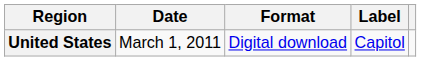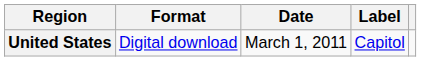columns swapped: (170, 17) <-> (288, 17)
